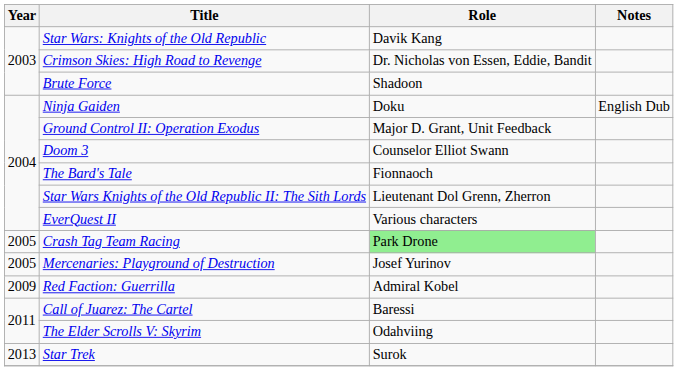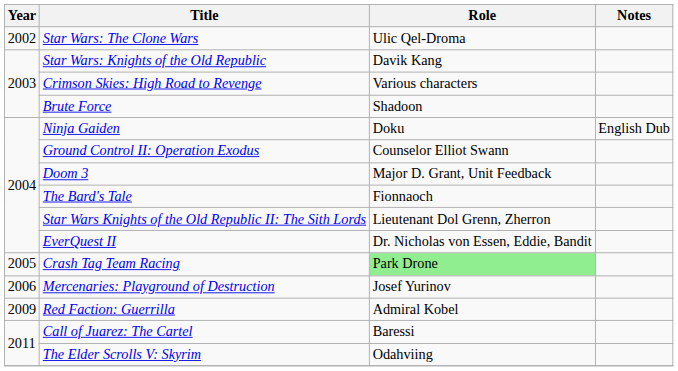+ row: (121, 38)
(482, 60) Dr. Nicholas von Essen, Eddie, Bandit -> (425, 83) Various characters
(462, 128) Major D. Grant, Unit Feedback -> (441, 151) Counselor Elliot Swann
(441, 151) Counselor Elliot Swann -> (462, 173) Major D. Grant, Unit Feedback
(425, 219) Various characters -> (482, 241) Dr. Nicholas von Essen, Eddie, Bandit
(22, 264) 2005 -> (22, 286) 2006
- row: (69, 354)
